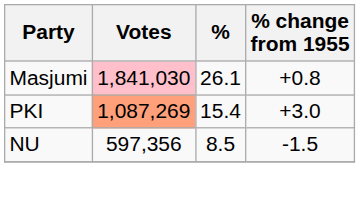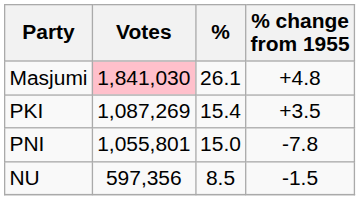(300, 77) +0.8 -> (300, 77) +4.8
(144, 111) lightsalmon background -> (144, 111) no background
(300, 111) +3.0 -> (300, 111) +3.5
+ row: (27, 144)
